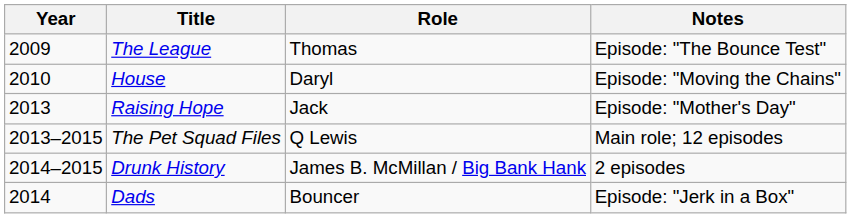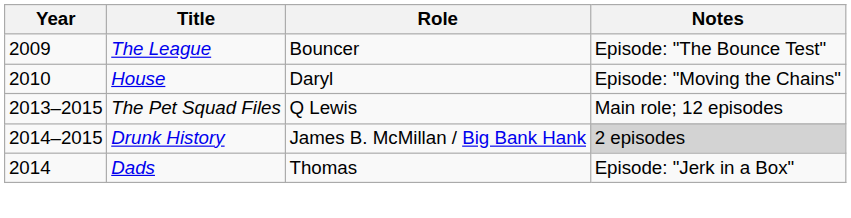(323, 49) Thomas -> (324, 49) Bouncer
- row: (167, 108)
(640, 167) no background -> (640, 138) lightgrey background
(324, 197) Bouncer -> (323, 167) Thomas
